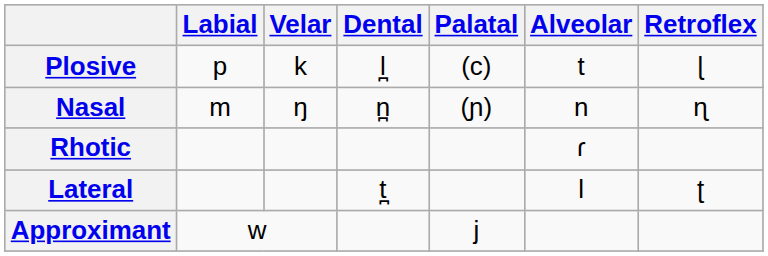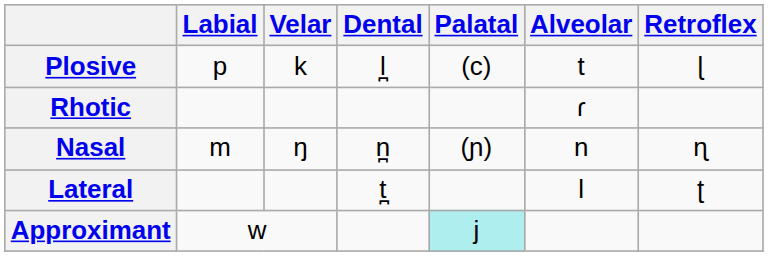rows swapped: (91, 107) <-> (91, 148)
(476, 230) no background -> (476, 230) paleturquoise background
